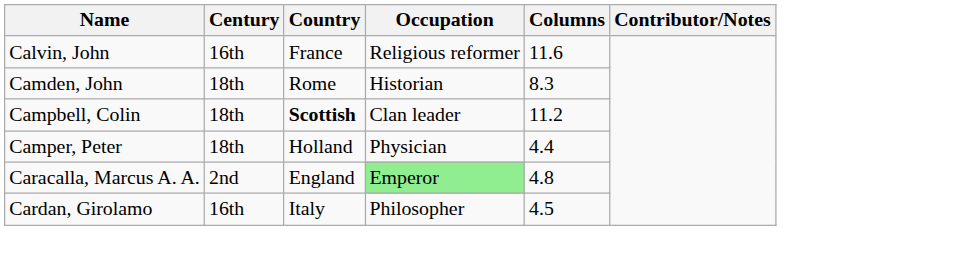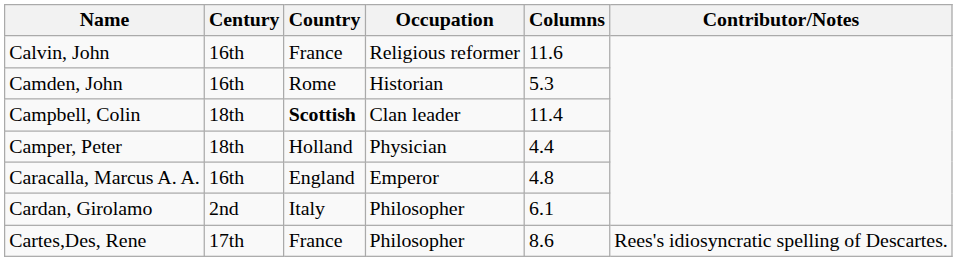(227, 83) 18th -> (227, 83) 16th
(541, 83) 8.3 -> (541, 83) 5.3
(546, 114) 11.2 -> (546, 114) 11.4
(224, 177) 2nd -> (227, 177) 16th
(404, 177) lightgreen background -> (404, 177) no background
(227, 209) 16th -> (224, 209) 2nd
(541, 209) 4.5 -> (541, 209) 6.1
+ row: (78, 240)
